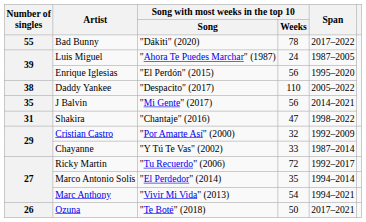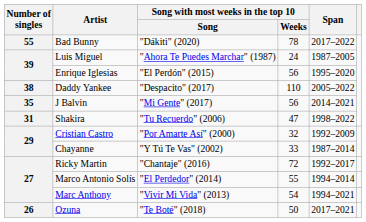(175, 118) "Chantaje" (2016) -> (182, 118) "Tu Recuerdo" (2006)
(182, 164) "Tu Recuerdo" (2006) -> (175, 164) "Chantaje" (2016)
(293, 179) 35 -> (293, 179) 55
